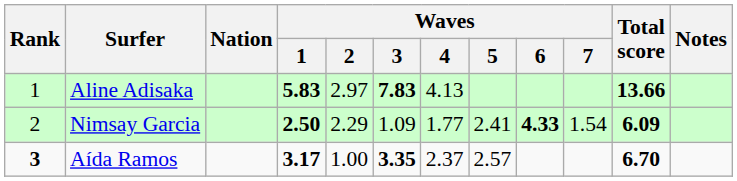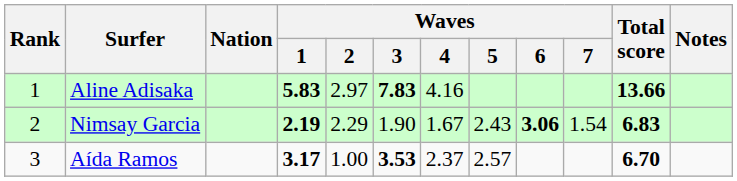(445, 90) 4.13 -> (445, 90) 4.16
(301, 124) 2.50 -> (301, 124) 2.19
(397, 124) 1.09 -> (397, 124) 1.90
(445, 124) 1.77 -> (445, 124) 1.67
(492, 124) 2.41 -> (492, 124) 2.43
(540, 124) 4.33 -> (540, 124) 3.06
(641, 124) 6.09 -> (641, 124) 6.83
(35, 158) bold -> (35, 158) normal
(397, 158) 3.35 -> (397, 158) 3.53
